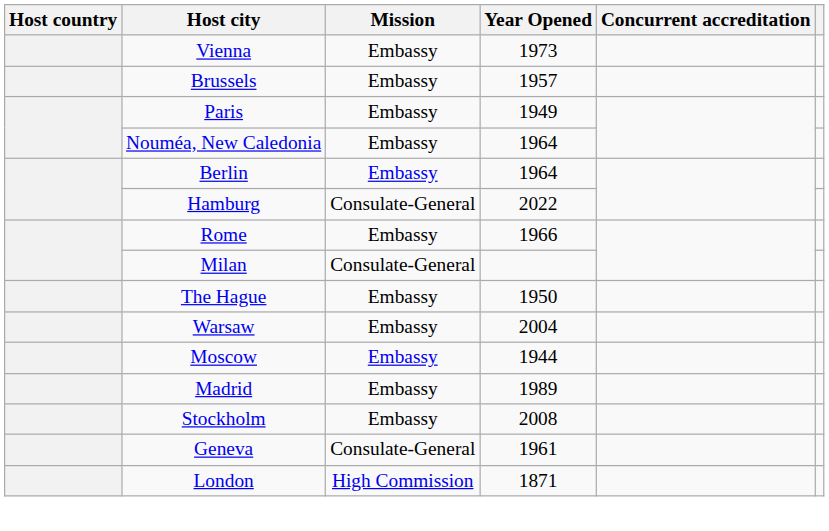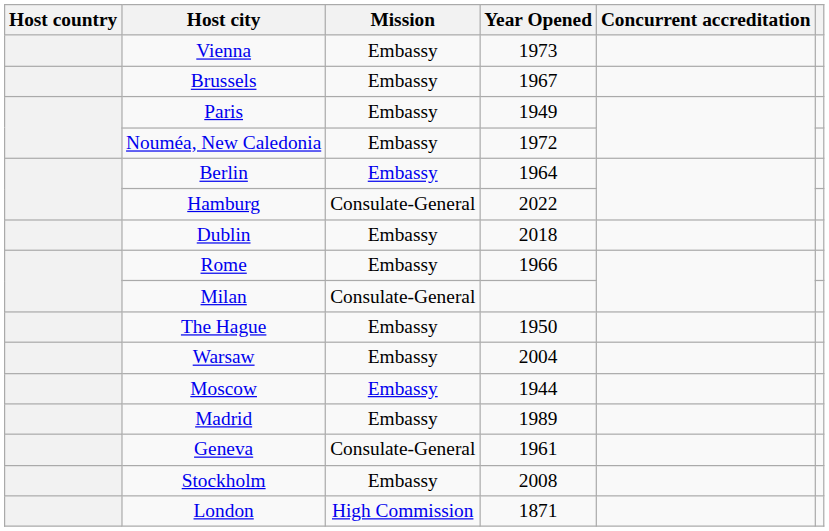(538, 81) 1957 -> (538, 81) 1967
(538, 142) 1964 -> (538, 142) 1972
+ row: (224, 234)
rows swapped: (224, 419) <-> (224, 449)
